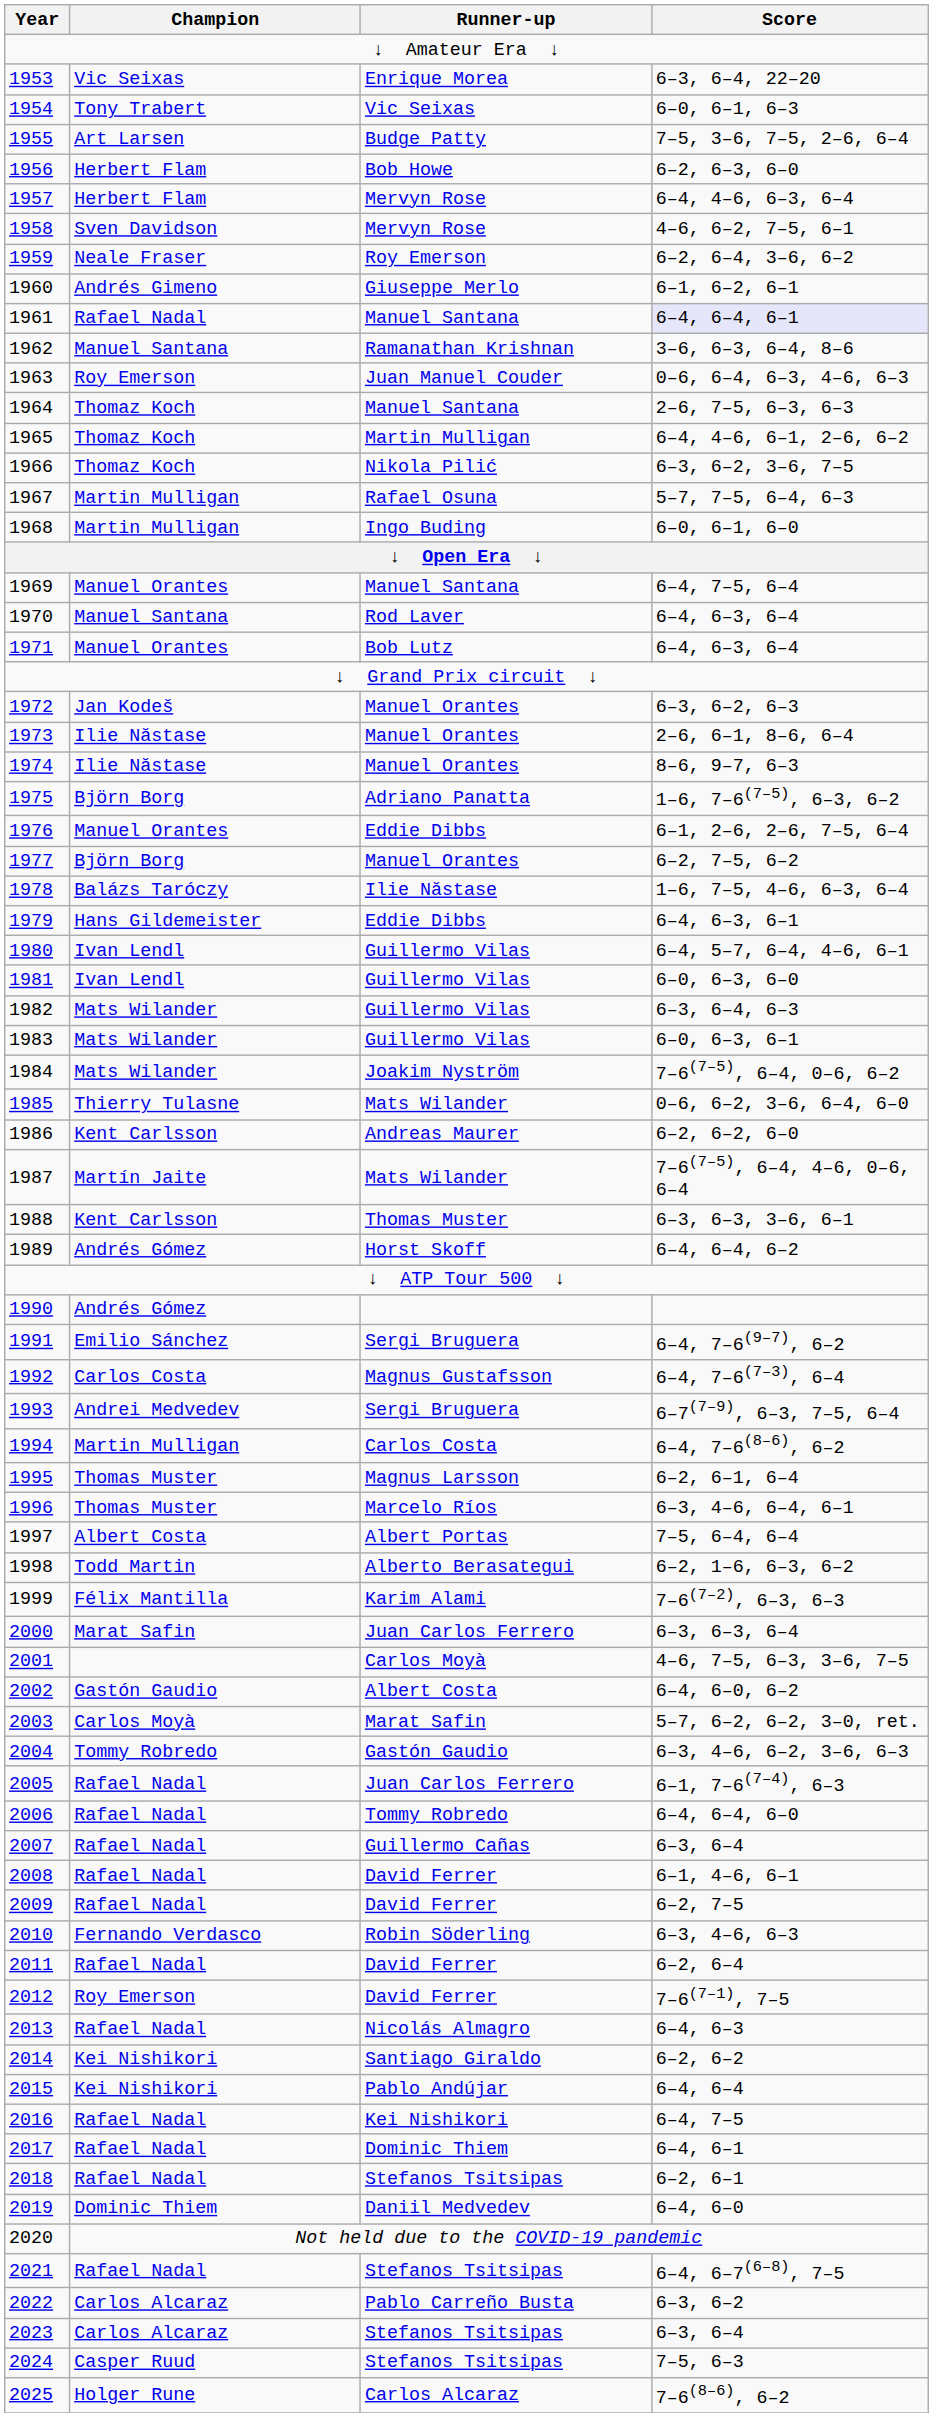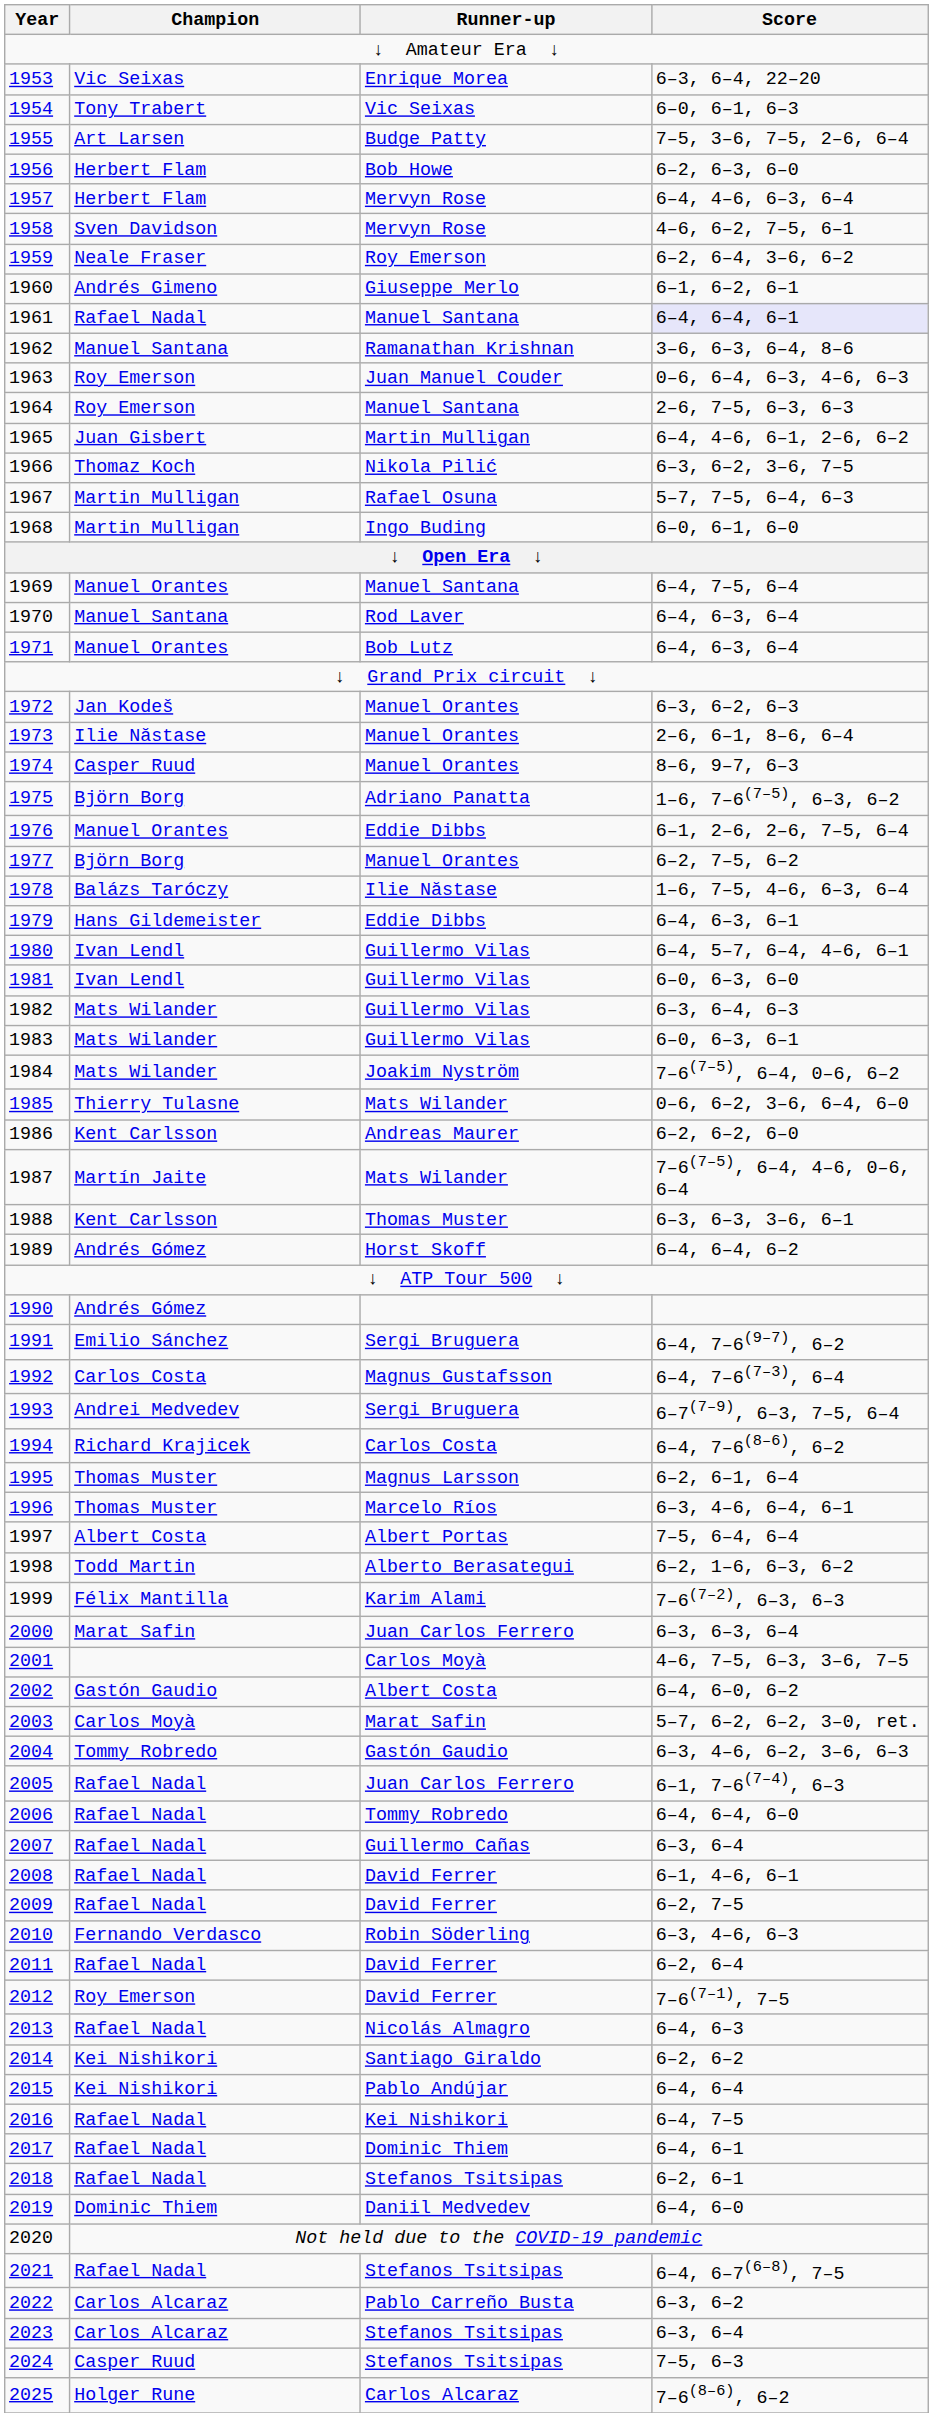(135, 408) Thomaz Koch -> (135, 408) Roy Emerson
(135, 438) Thomaz Koch -> (140, 438) Juan Gisbert
(140, 767) Ilie Năstase -> (135, 767) Casper Ruud
(157, 1446) Martin Mulligan -> (162, 1446) Richard Krajicek
